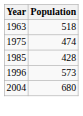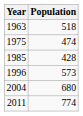+ row: (16, 103)
